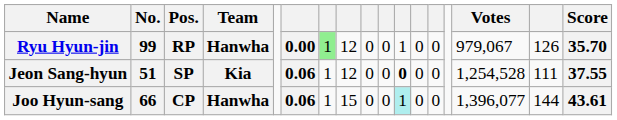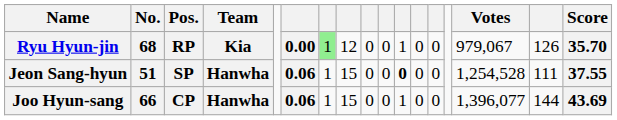(148, 45) 99 -> (148, 45) 68
(238, 45) Hanwha -> (238, 45) Kia
(238, 73) Kia -> (238, 73) Hanwha
(349, 73) 12 -> (349, 73) 15
(403, 100) paleturquoise background -> (403, 100) no background
(588, 100) 43.61 -> (588, 100) 43.69
